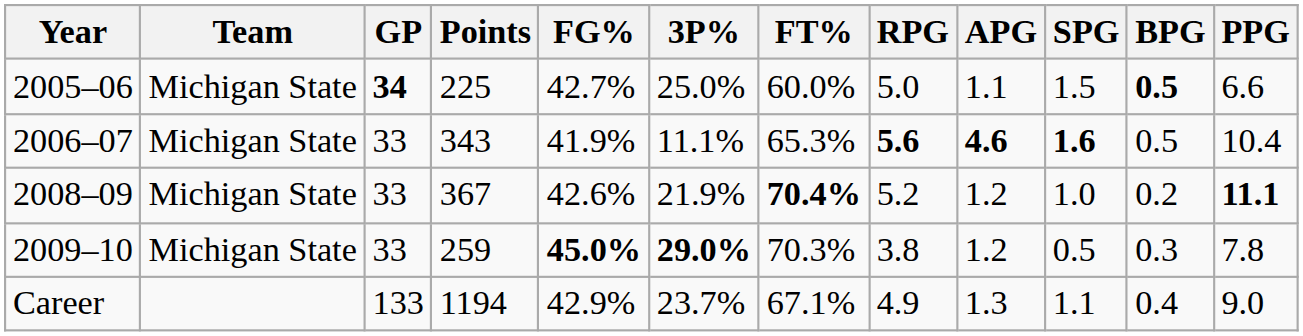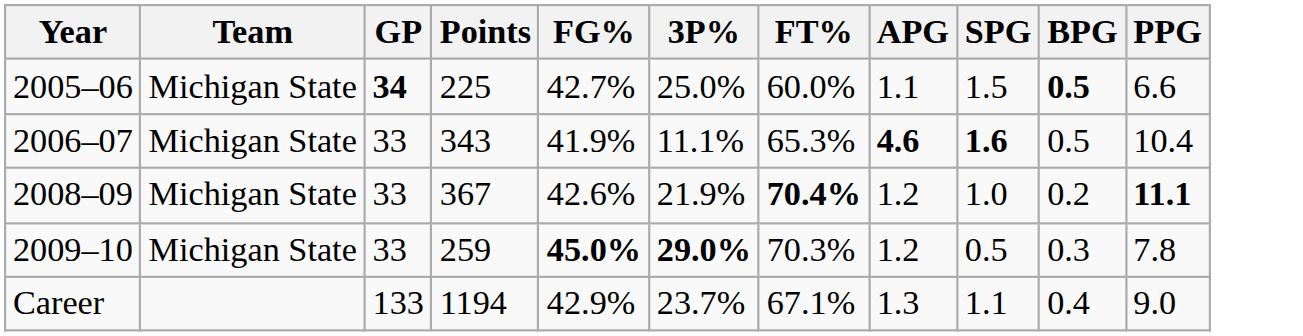- column: (913, 31)
